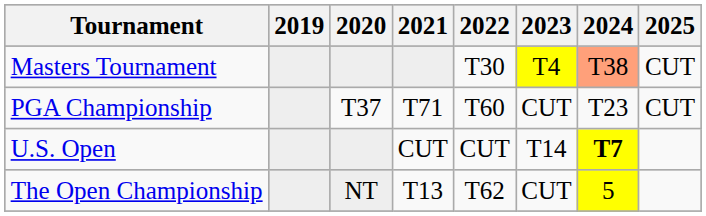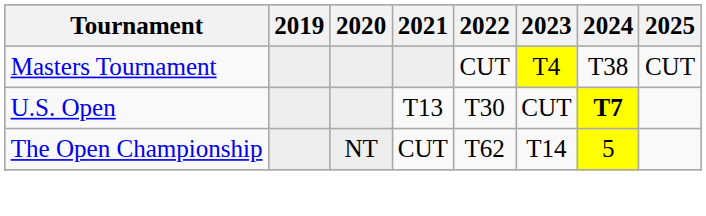(485, 66) T30 -> (485, 66) CUT
(608, 66) lightsalmon background -> (608, 66) no background
- row: (111, 108)
(423, 149) CUT -> (423, 108) T13
(485, 149) CUT -> (485, 108) T30
(546, 149) T14 -> (546, 108) CUT
(423, 190) T13 -> (423, 149) CUT
(546, 190) CUT -> (546, 149) T14
